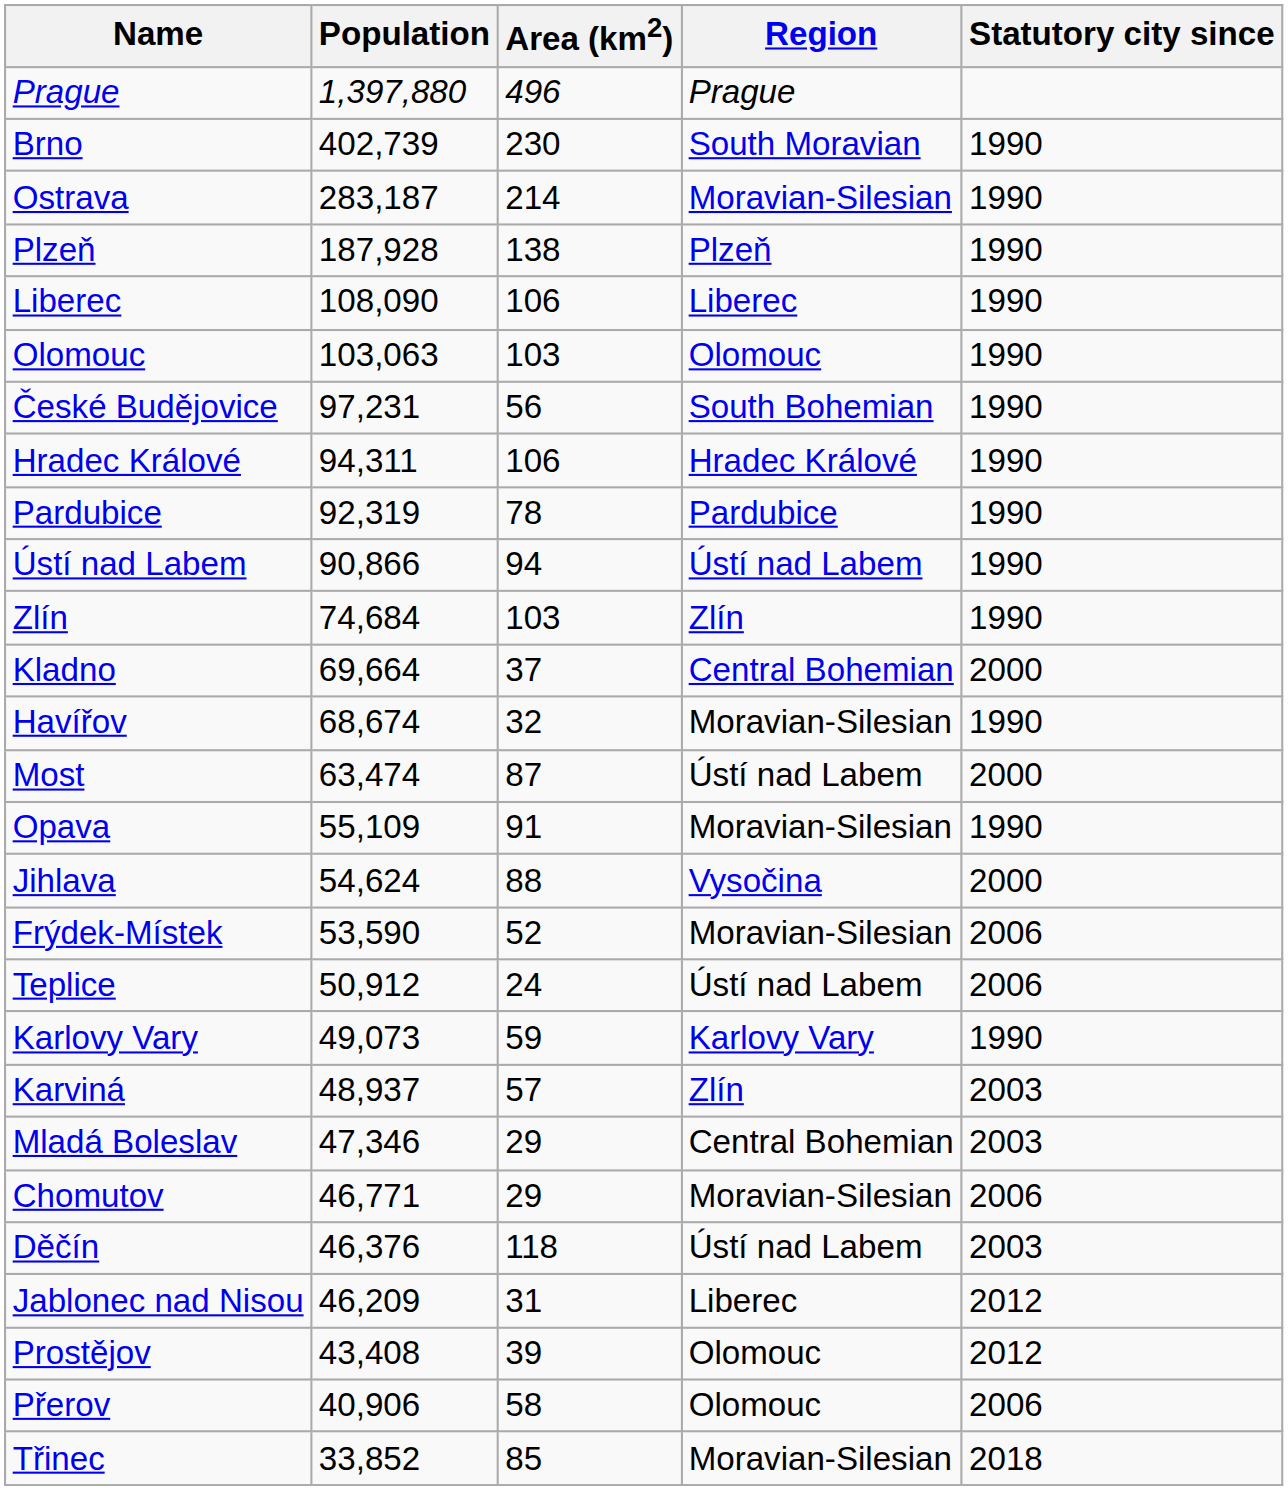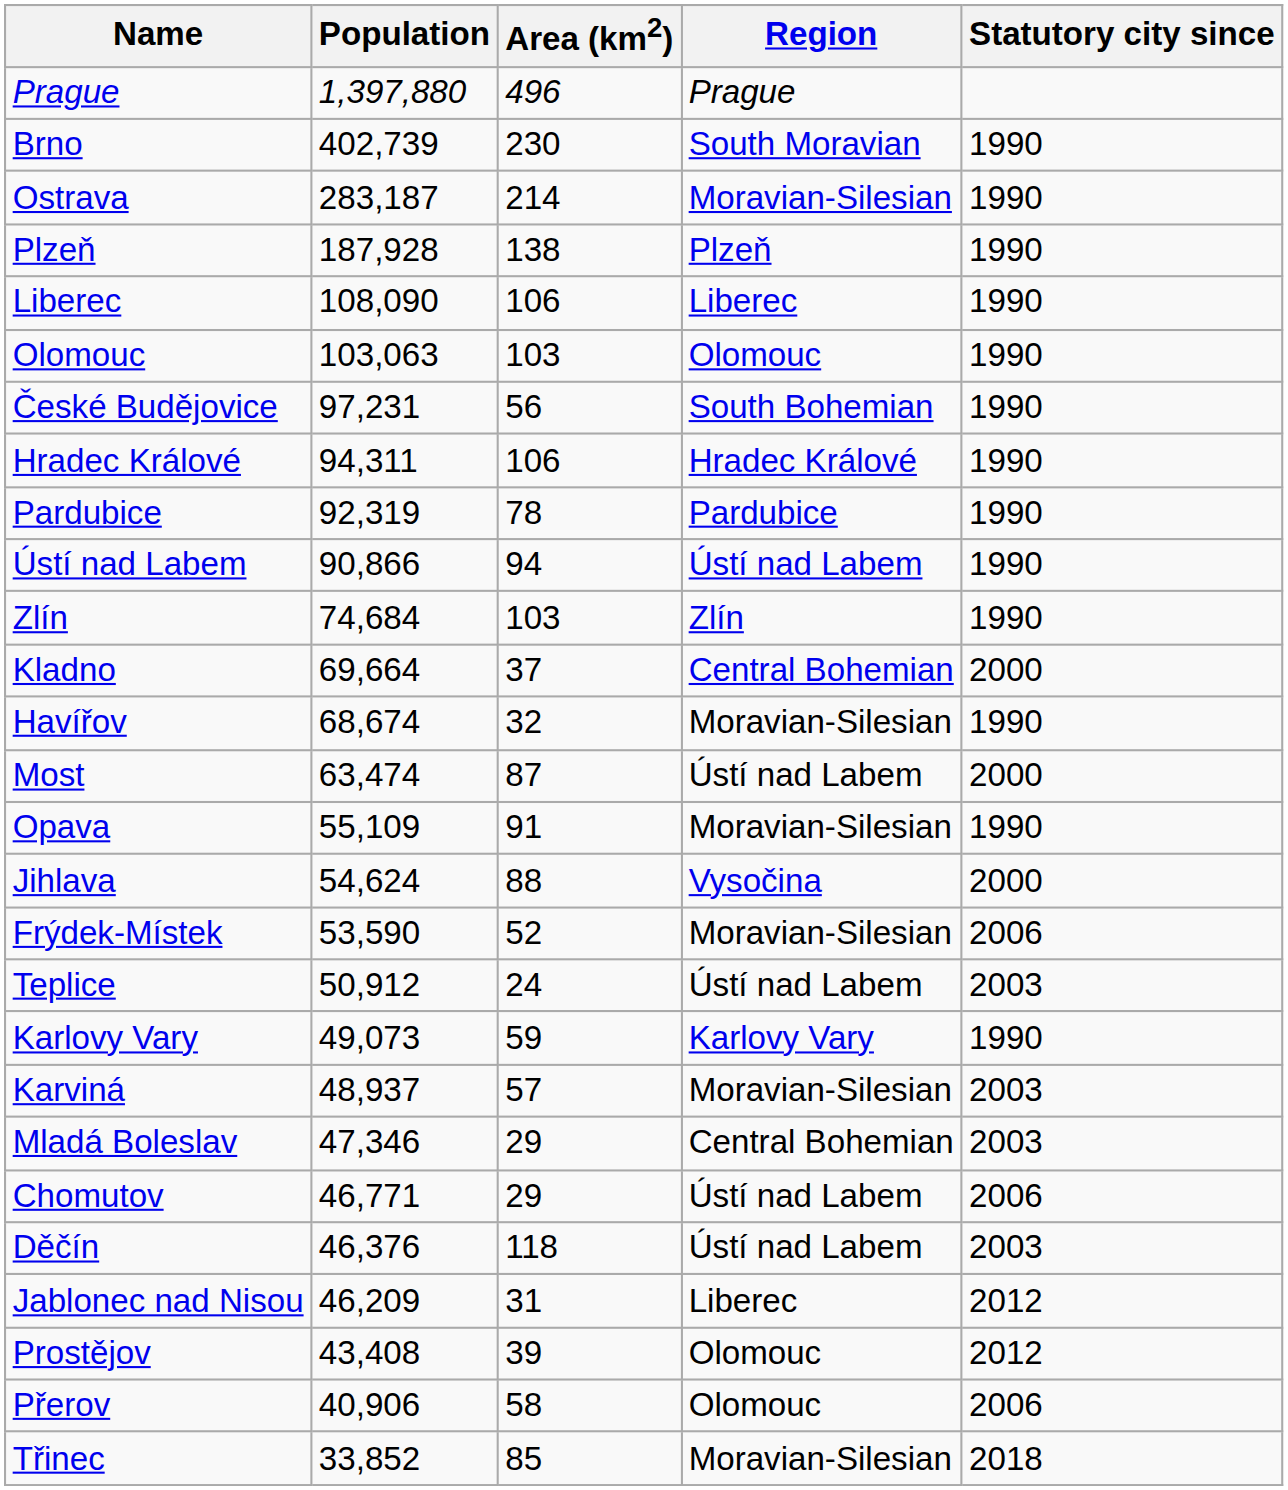(1006, 985) 2006 -> (1006, 985) 2003
(716, 1090) Zlín -> (820, 1090) Moravian-Silesian
(820, 1195) Moravian-Silesian -> (806, 1195) Ústí nad Labem
